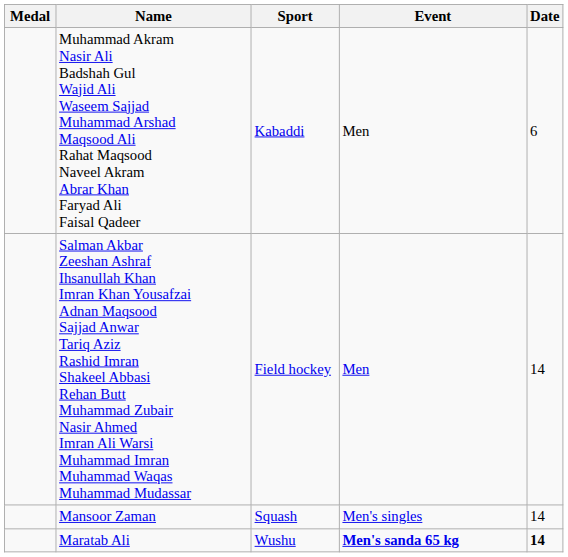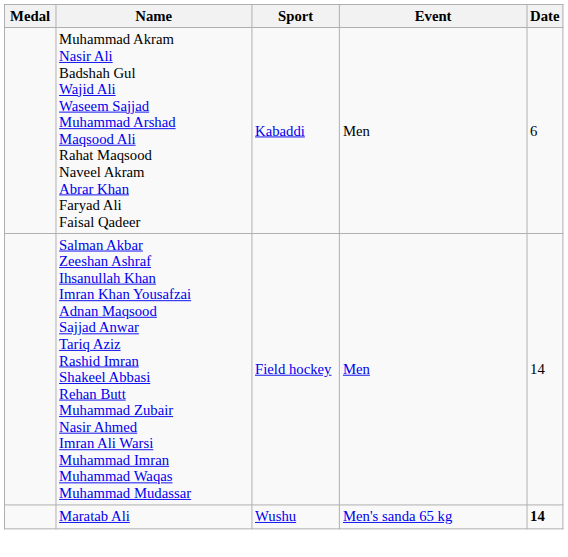- row: (108, 516)
(401, 540) bold -> (398, 516) normal
